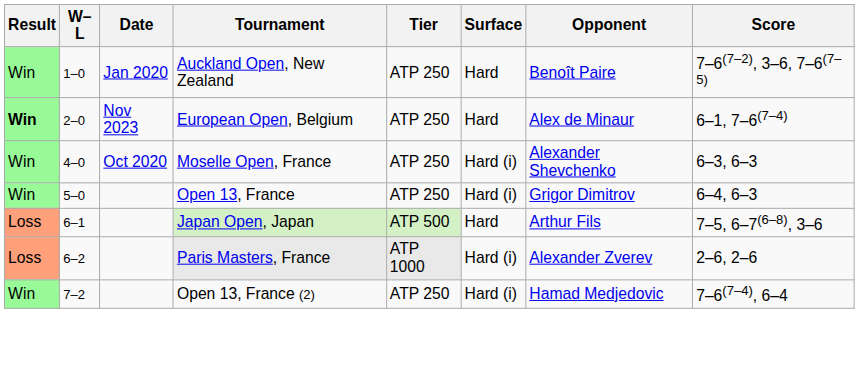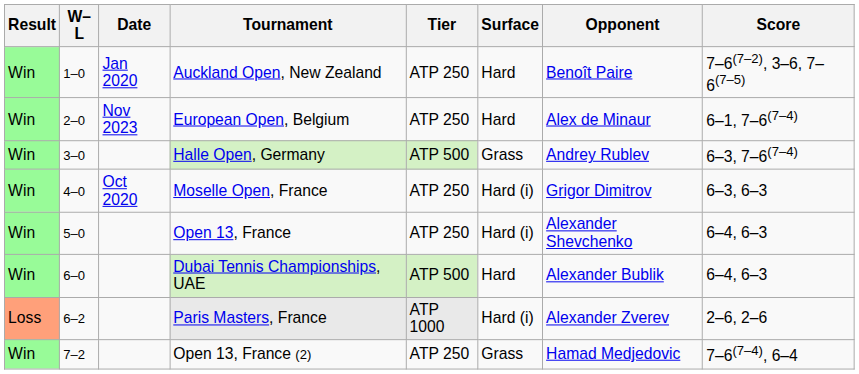(22, 119) bold -> (22, 119) normal
+ row: (249, 155)
(573, 161) Alexander Shevchenko -> (599, 190) Grigor Dimitrov
(582, 195) Grigor Dimitrov -> (589, 233) Alexander Shevchenko
+ row: (277, 275)
- row: (245, 222)
(491, 294) Hard (i) -> (502, 354) Grass
